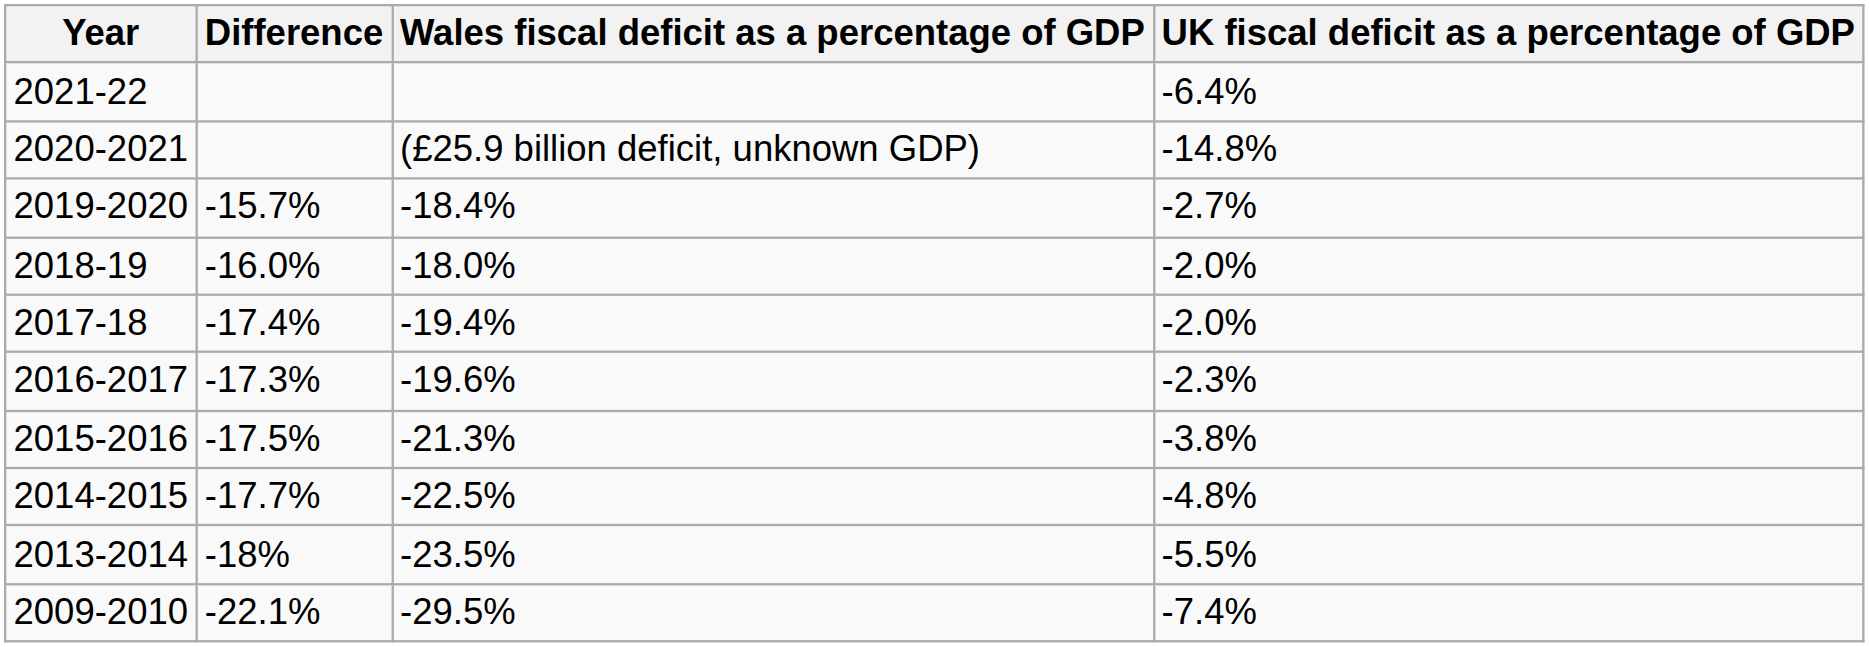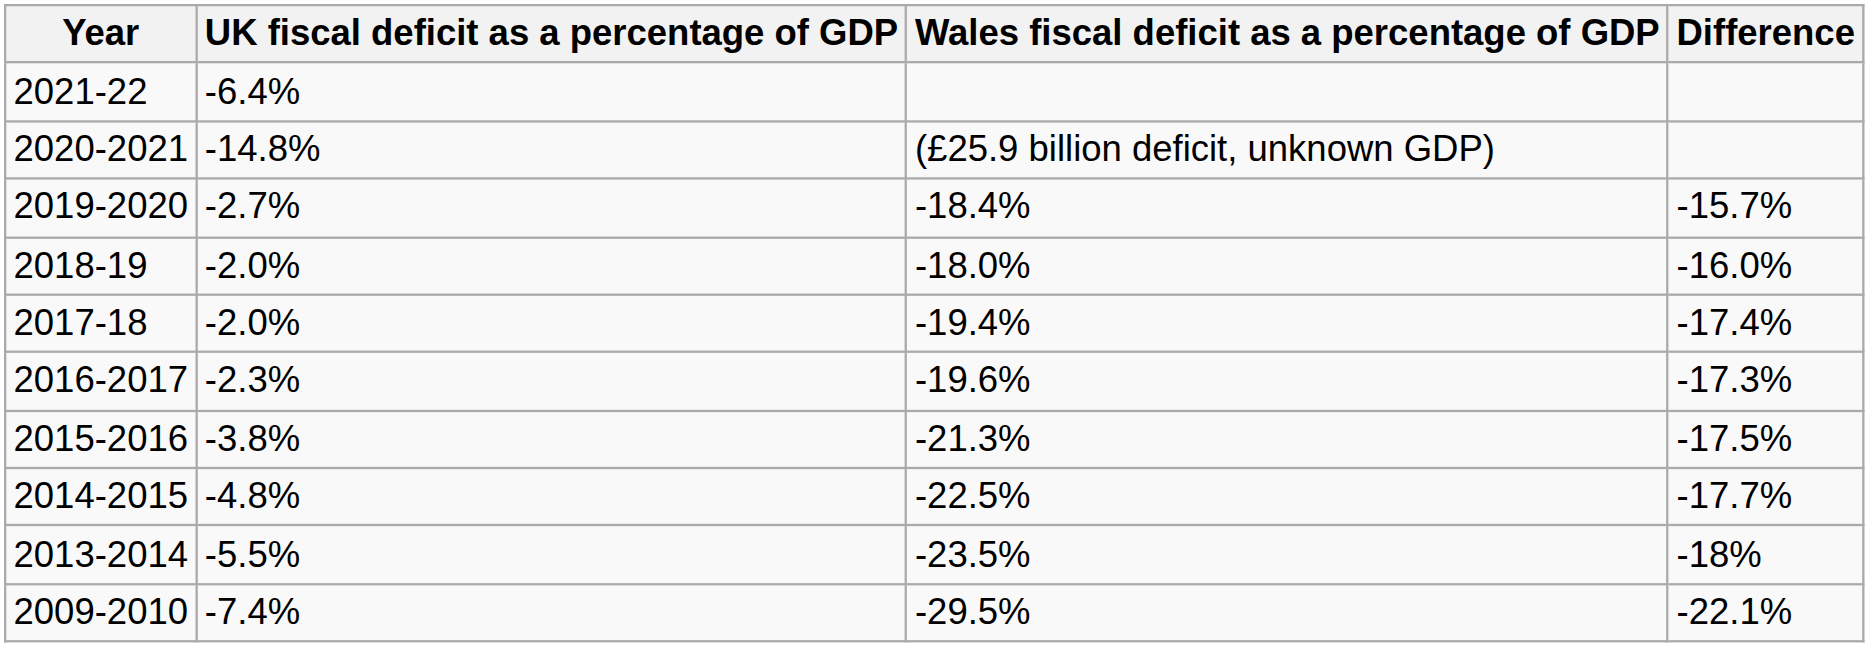columns swapped: (1508, 33) <-> (294, 33)
